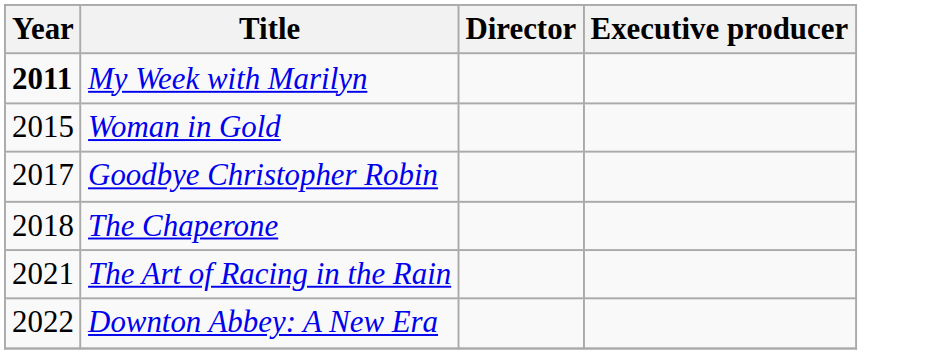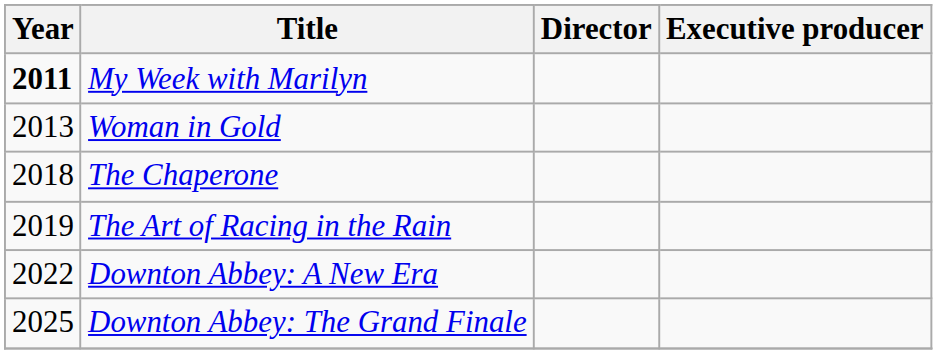(43, 126) 2015 -> (43, 126) 2013
- row: (263, 175)
(43, 273) 2021 -> (43, 224) 2019
+ row: (307, 322)
